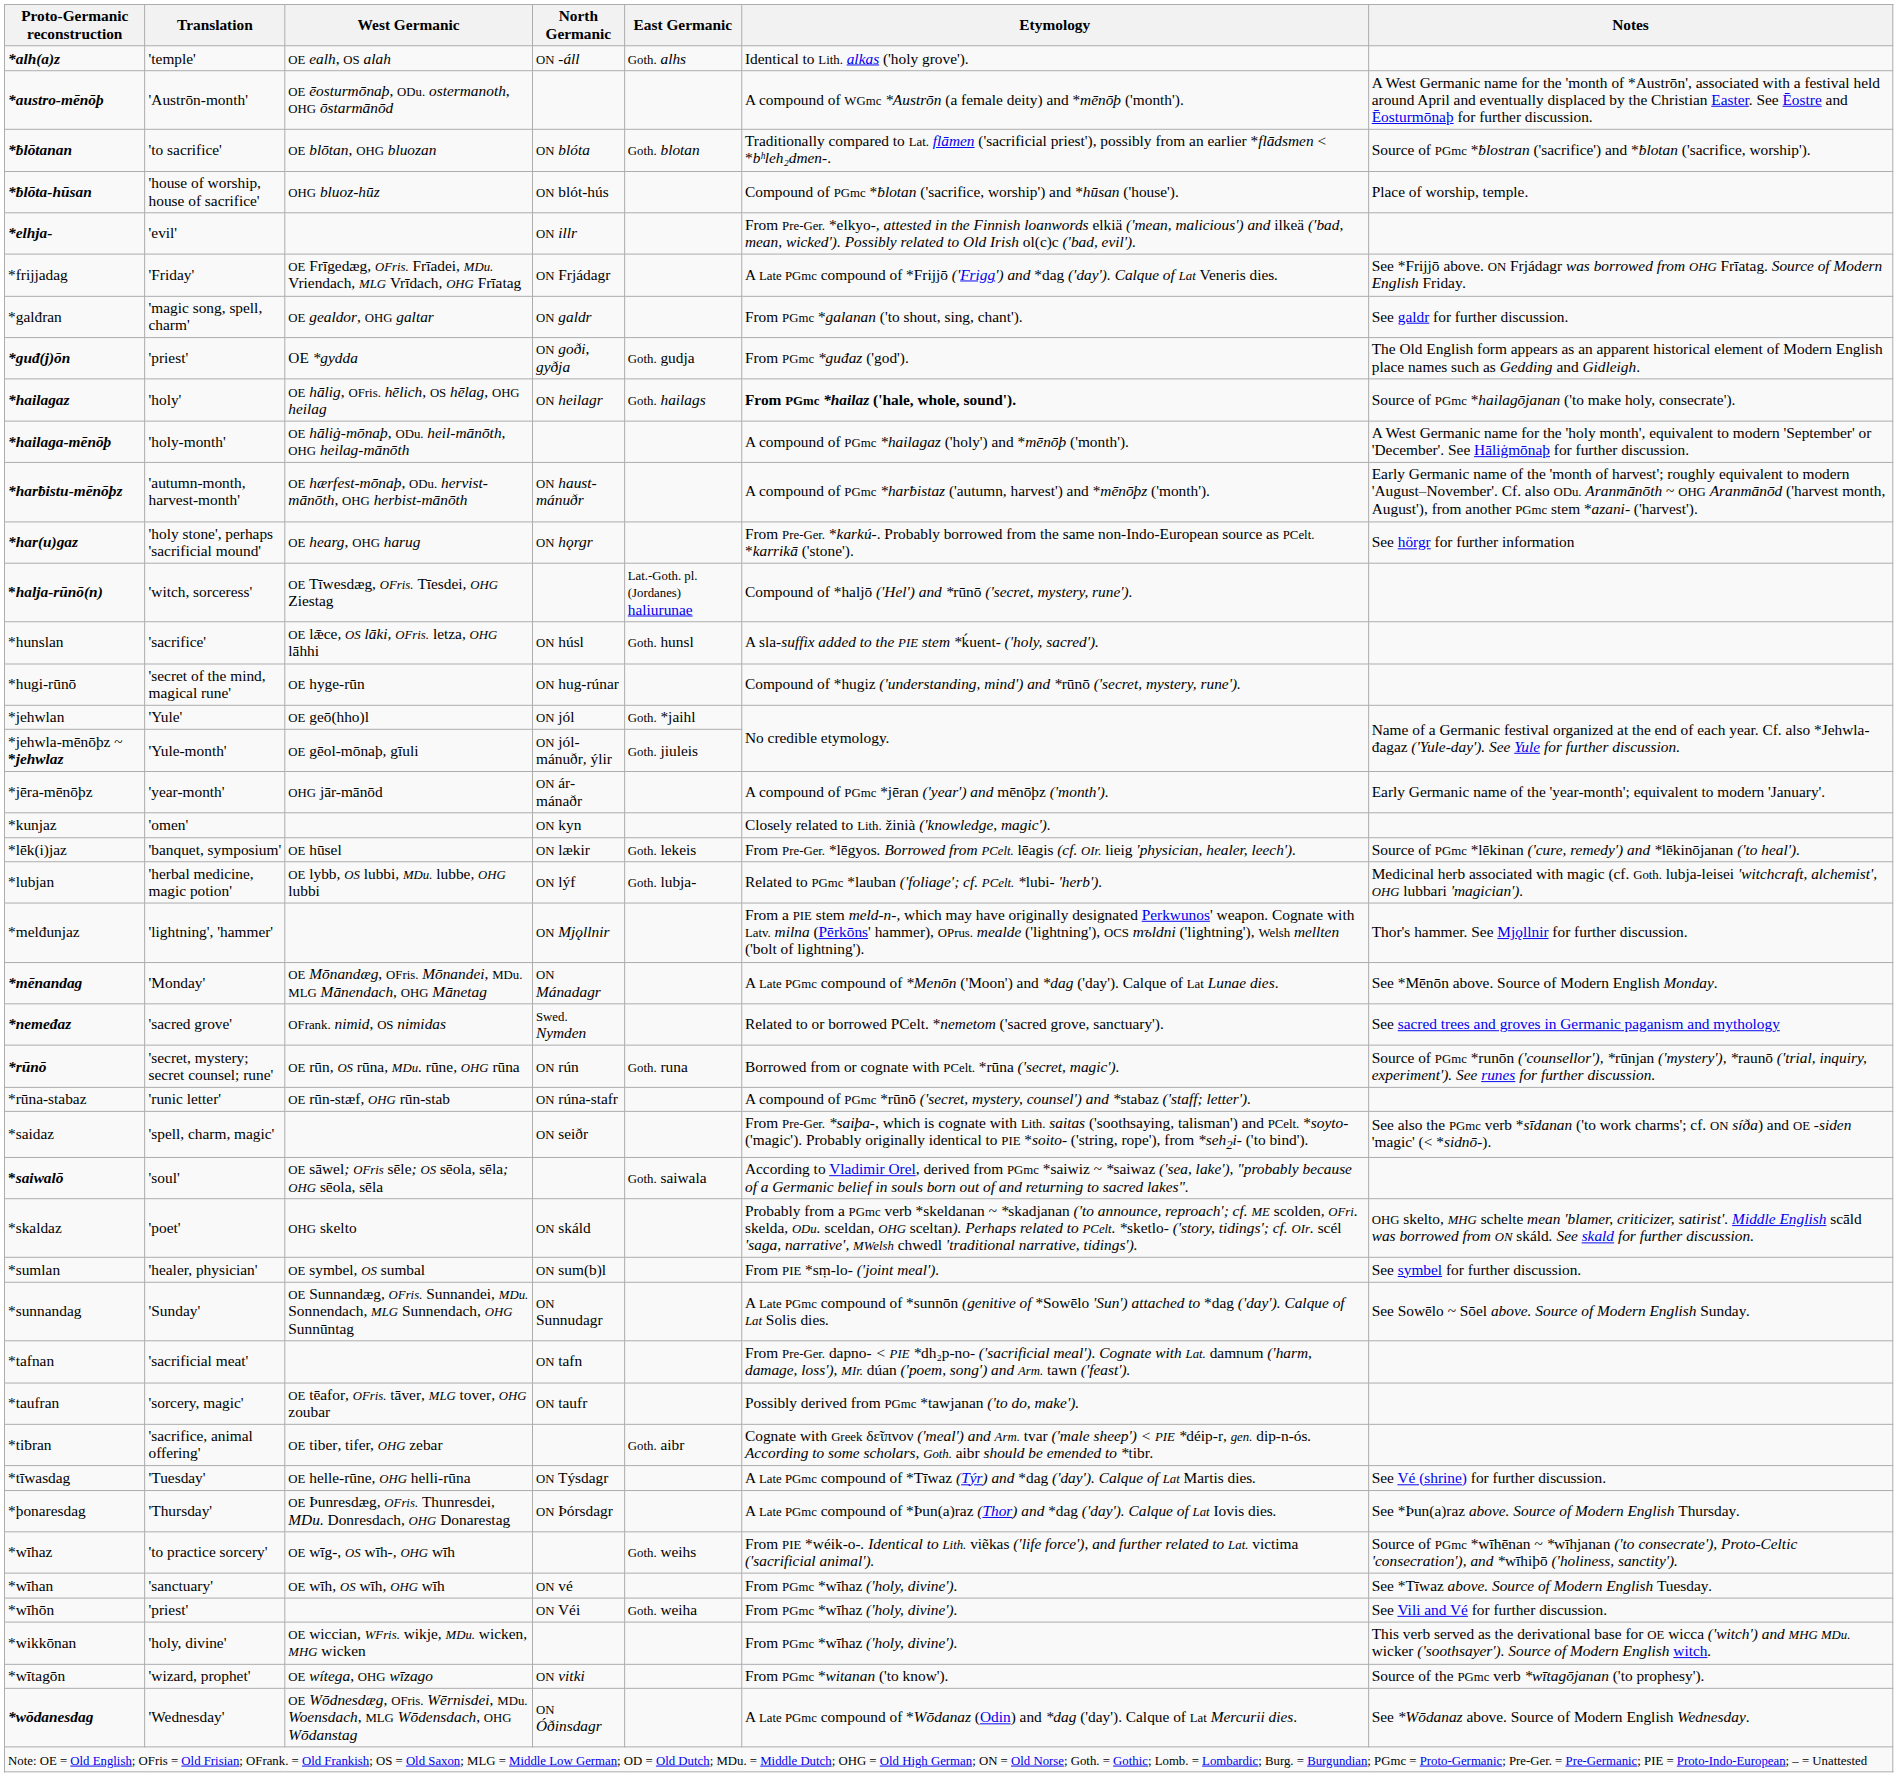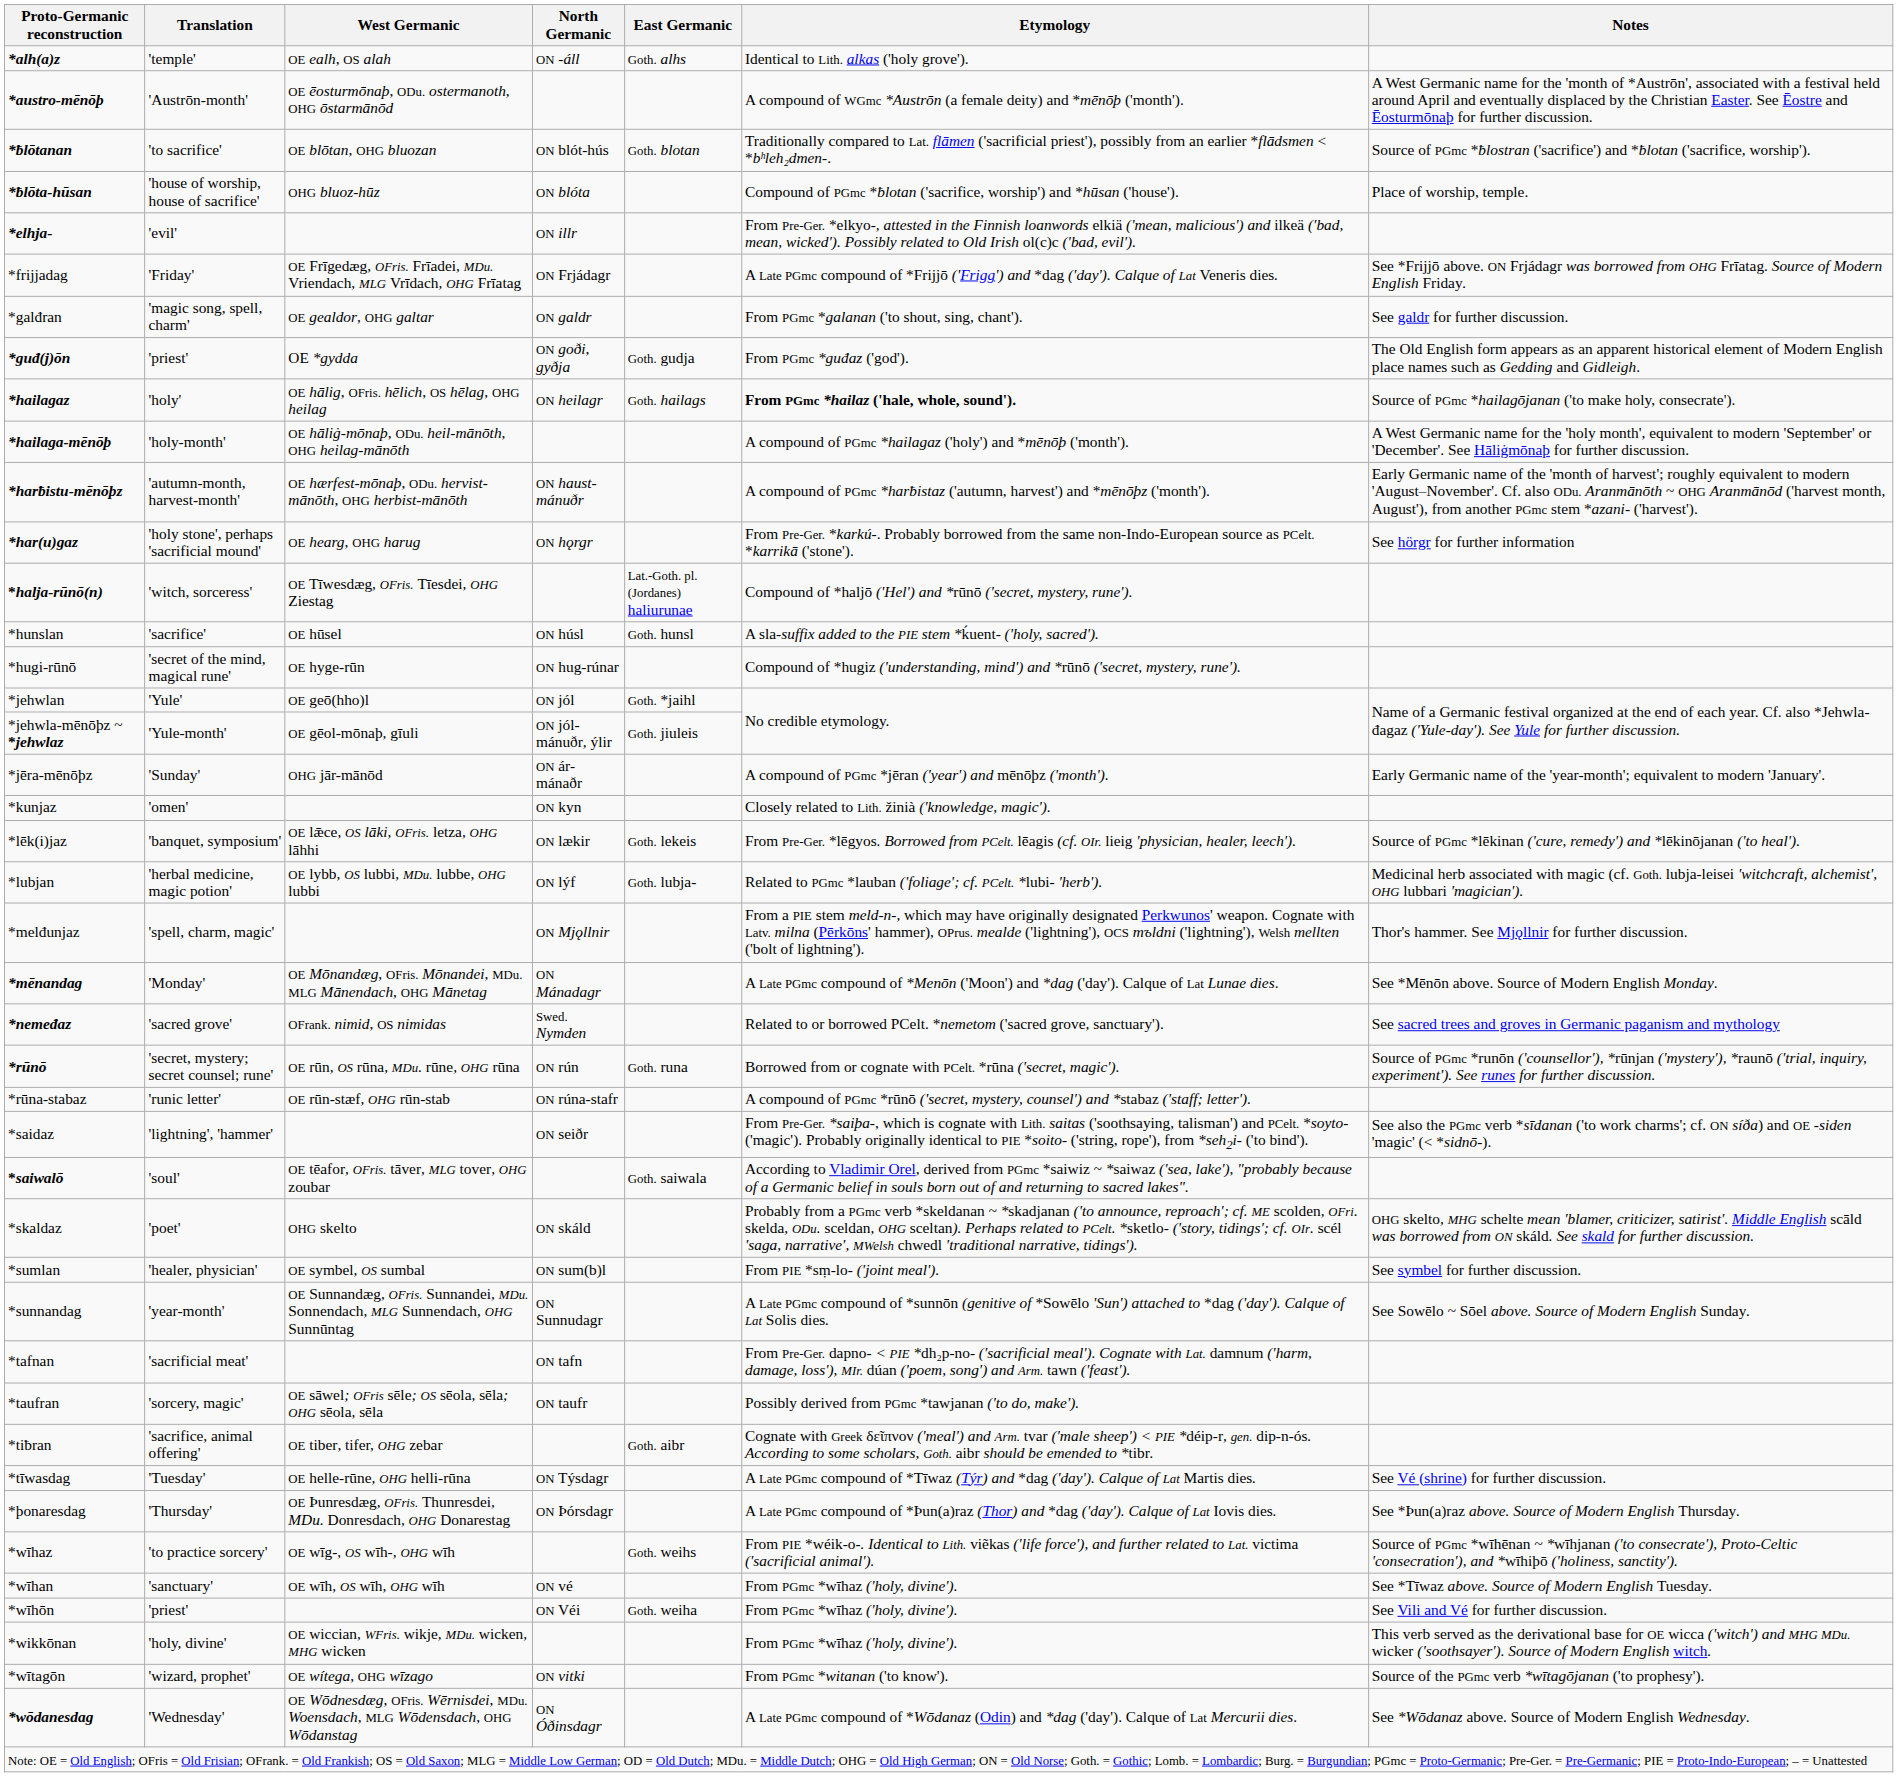(563, 150) ON blóta -> (572, 150) ON blót-hús
(572, 191) ON blót-hús -> (563, 191) ON blóta
(393, 642) OE lǣce, OS lāki, OFris. letza, OHG lāhhi -> (315, 634) OE hūsel
(187, 792) 'year-month' -> (174, 774) 'Sunday'
(315, 849) OE hūsel -> (393, 840) OE lǣce, OS lāki, OFris. letza, OHG lāhhi
(211, 932) 'lightning', 'hammer' -> (211, 932) 'spell, charm, magic'
(211, 1134) 'spell, charm, magic' -> (211, 1134) 'lightning', 'hammer'
(398, 1177) OE sāwel; OFris sēle; OS sēola, sēla; OHG sēola, sēla -> (407, 1177) OE tēafor, OFris. tāver, MLG tover, OHG zoubar
(174, 1311) 'Sunday' -> (187, 1311) 'year-month'
(407, 1403) OE tēafor, OFris. tāver, MLG tover, OHG zoubar -> (398, 1403) OE sāwel; OFris sēle; OS sēola, sēla; OHG sēola, sēla
